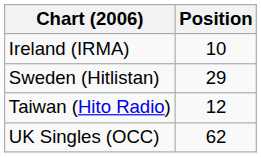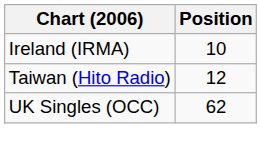- row: (84, 78)
